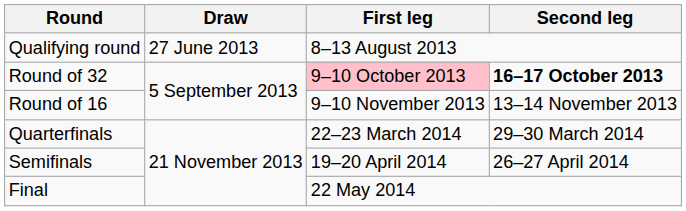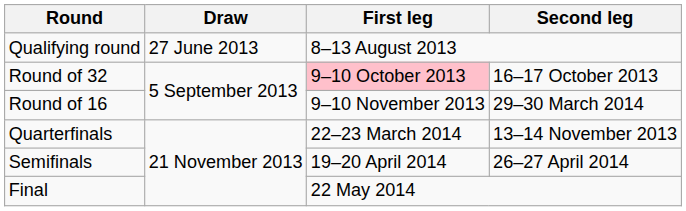(578, 76) bold -> (576, 76) normal
(585, 104) 13–14 November 2013 -> (568, 104) 29–30 March 2014
(568, 133) 29–30 March 2014 -> (585, 133) 13–14 November 2013
